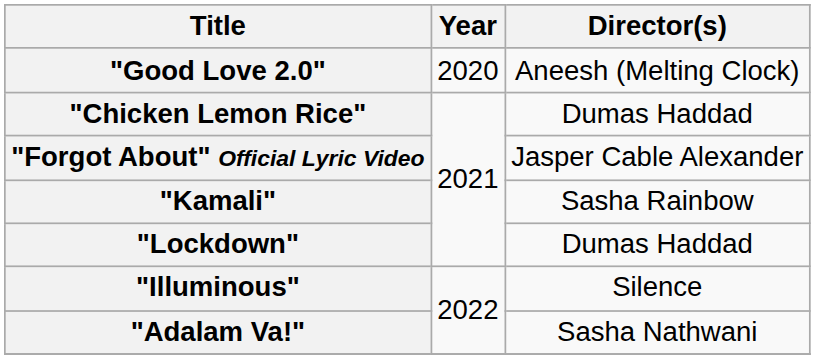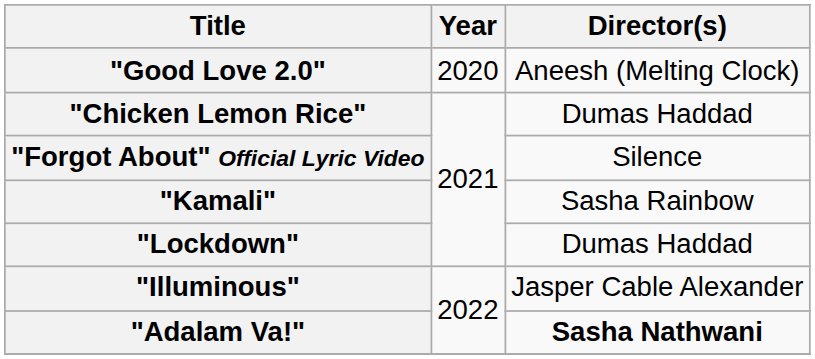(657, 157) Jasper Cable Alexander -> (657, 157) Silence
(657, 288) Silence -> (657, 288) Jasper Cable Alexander
(657, 331) normal -> (657, 331) bold
